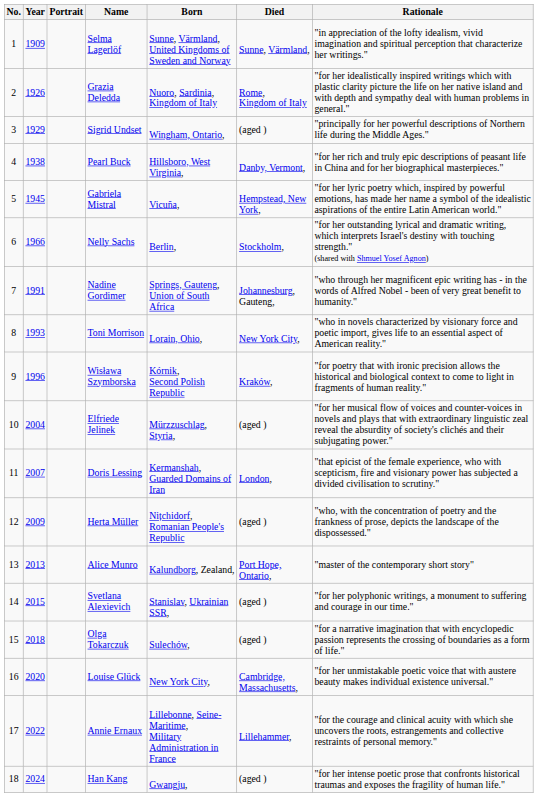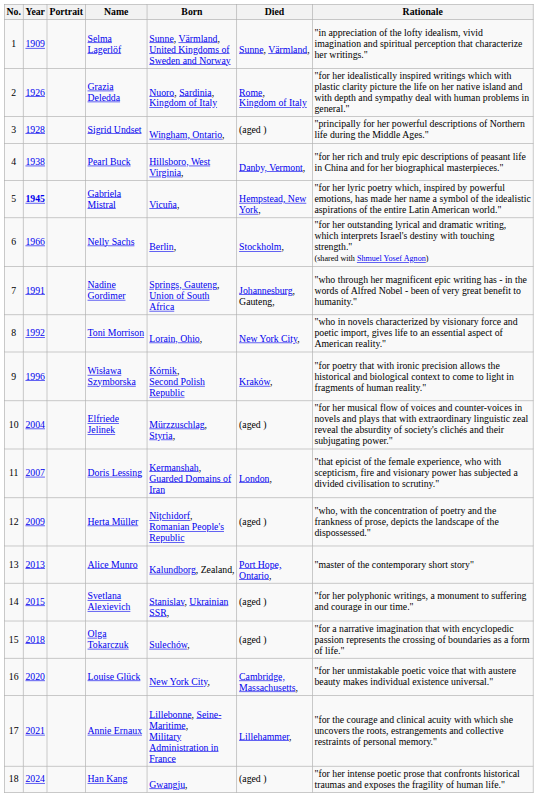(35, 130) 1929 -> (35, 130) 1928
(35, 199) normal -> (35, 199) bold
(35, 333) 1993 -> (35, 333) 1992
(35, 731) 2022 -> (35, 731) 2021
